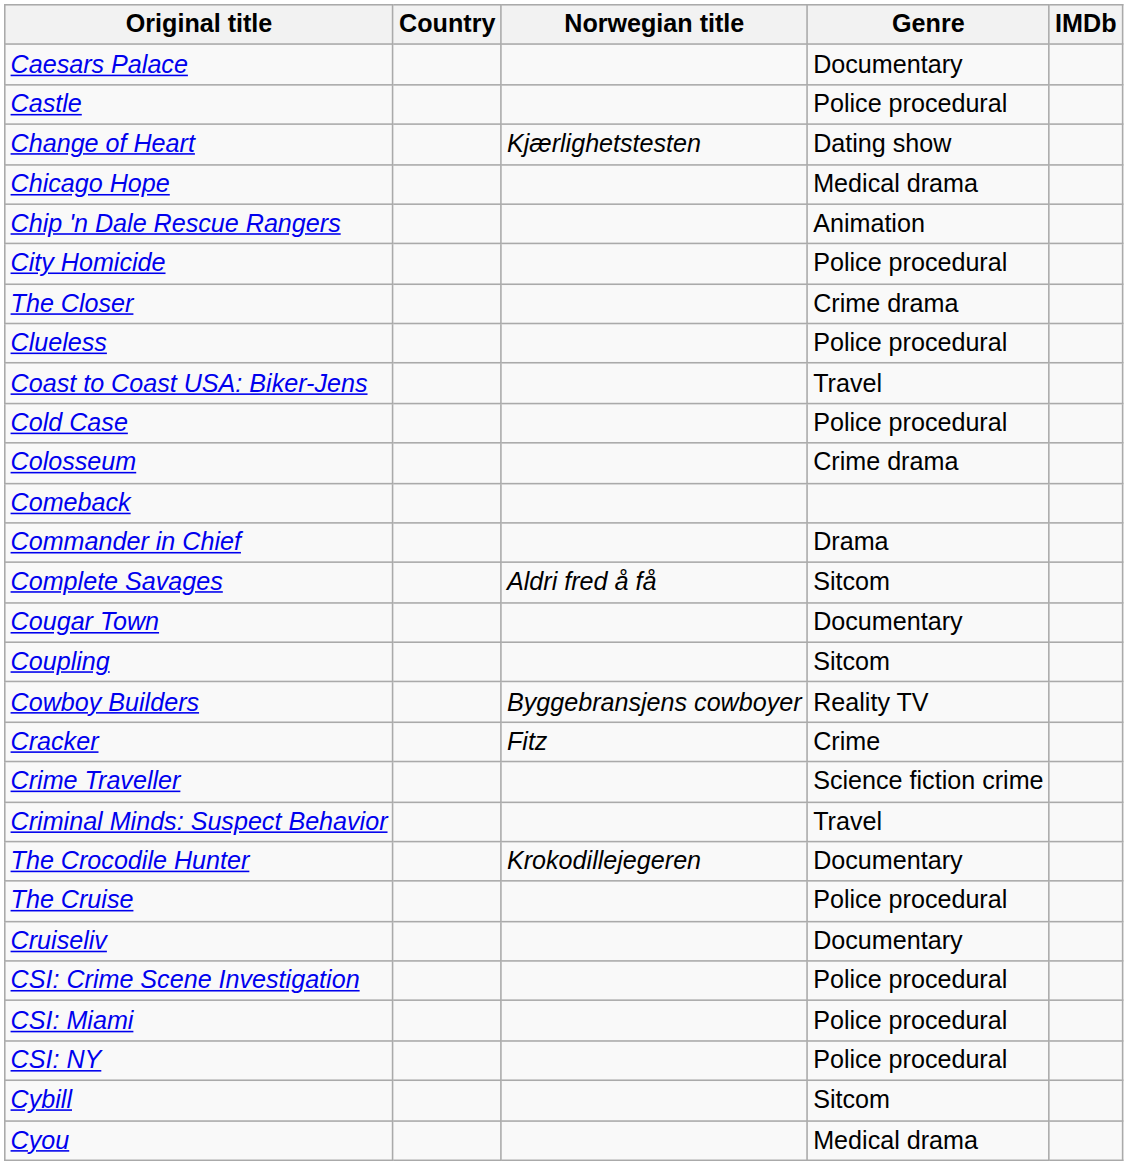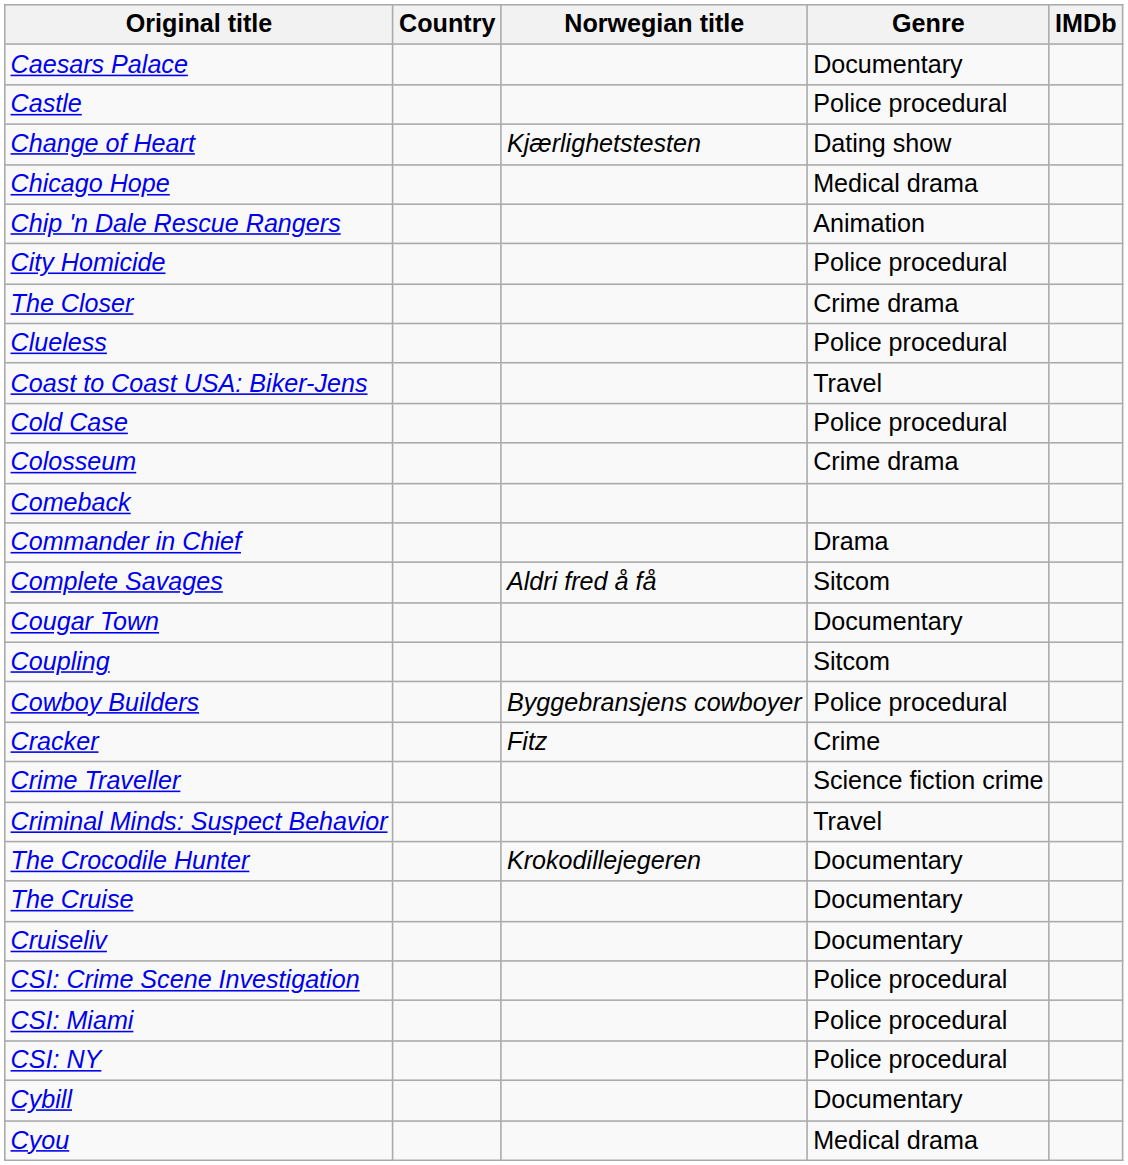(871, 701) Reality TV -> (910, 701) Police procedural
(910, 900) Police procedural -> (888, 900) Documentary
(852, 1100) Sitcom -> (888, 1100) Documentary
